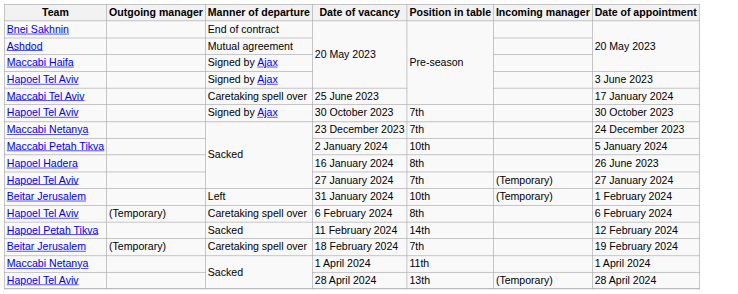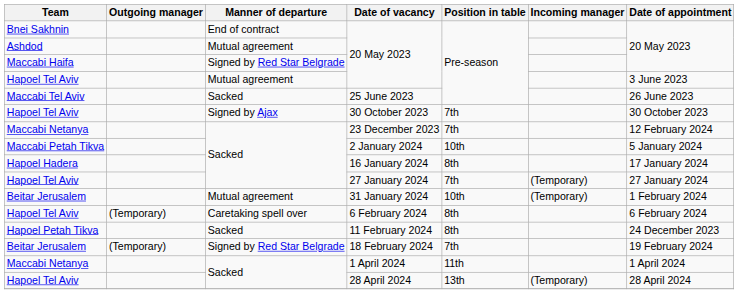(243, 63) Signed by Ajax -> (276, 63) Signed by Red Star Belgrade
(243, 79) Signed by Ajax -> (250, 79) Mutual agreement
(257, 96) Caretaking spell over -> (225, 96) Sacked
(634, 96) 17 January 2024 -> (661, 96) 26 June 2023
(640, 130) 24 December 2023 -> (671, 130) 12 February 2024
(627, 163) 26 June 2023 -> (669, 163) 17 January 2024
(217, 197) Left -> (250, 197) Mutual agreement
(420, 230) 14th -> (451, 230) 8th
(636, 230) 12 February 2024 -> (674, 230) 24 December 2023
(257, 247) Caretaking spell over -> (276, 247) Signed by Red Star Belgrade
